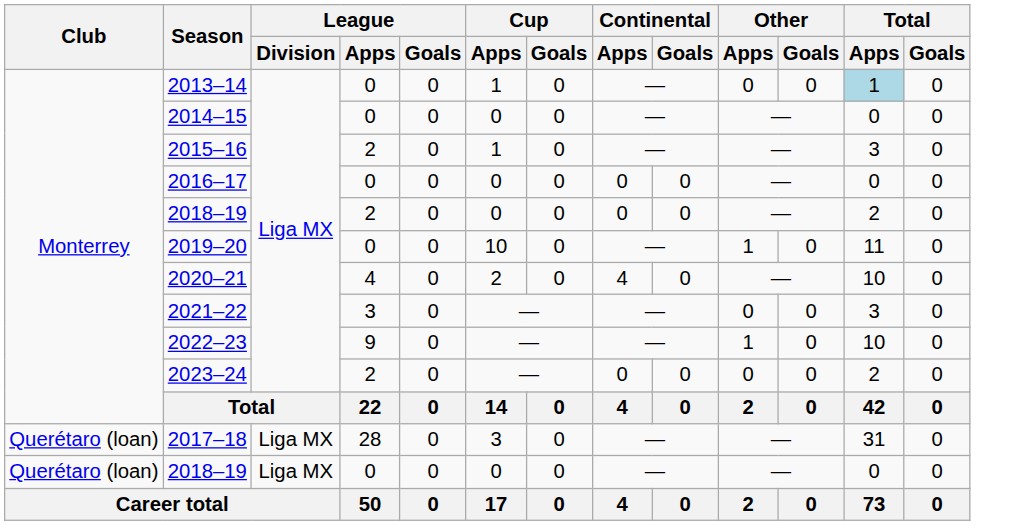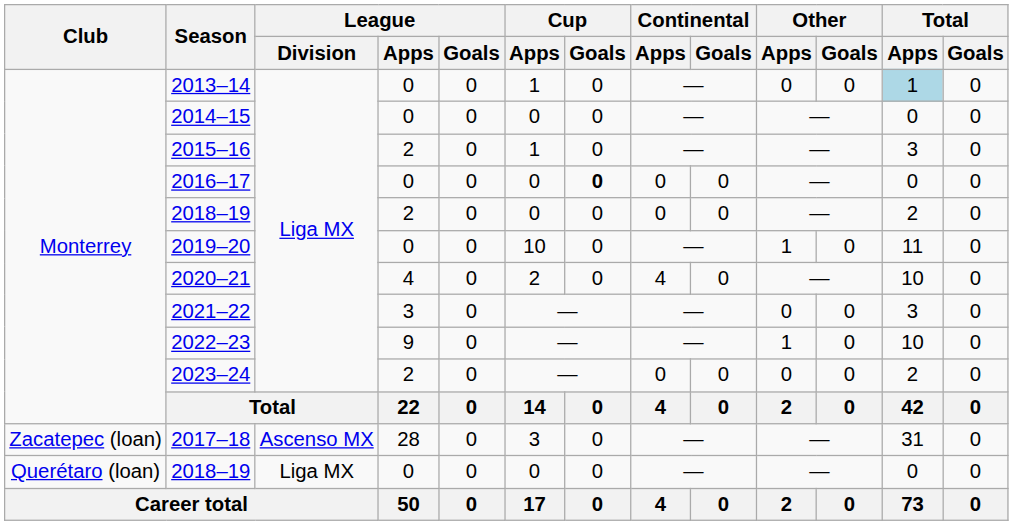(559, 181) normal -> (598, 181) bold
(84, 439) Querétaro (loan) -> (86, 439) Zacatepec (loan)
(296, 439) Liga MX -> (317, 439) Ascenso MX
